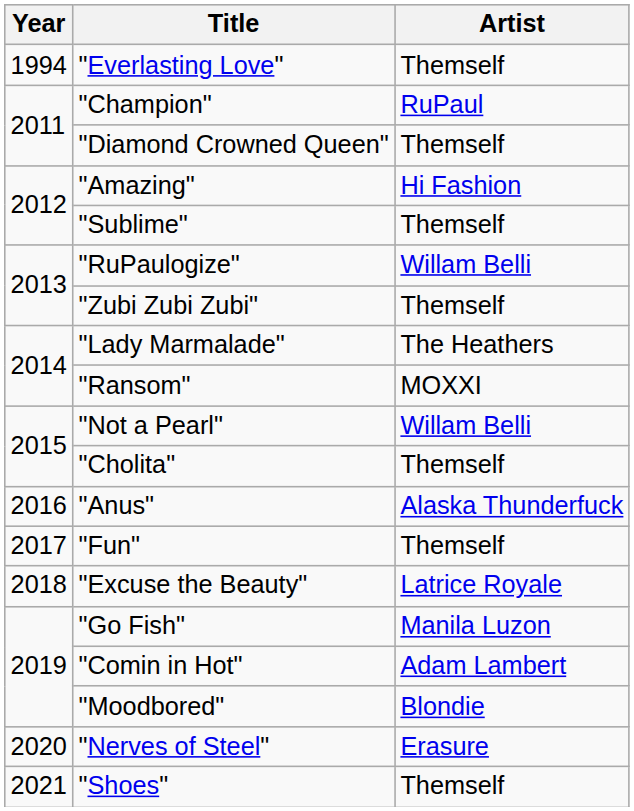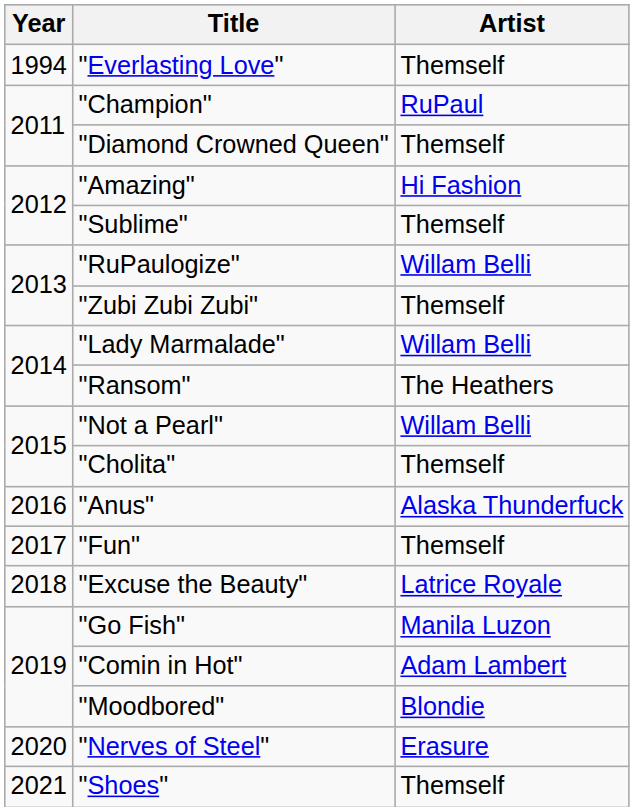(477, 345) The Heathers -> (466, 345) Willam Belli
(441, 385) MOXXI -> (477, 385) The Heathers
